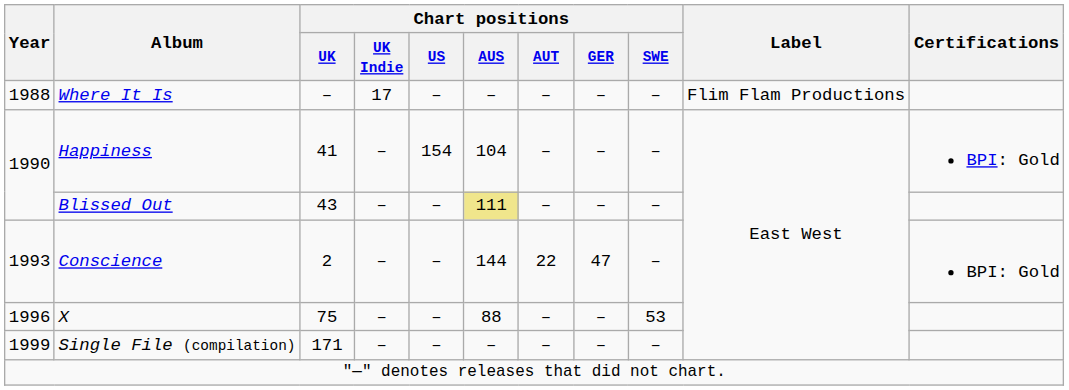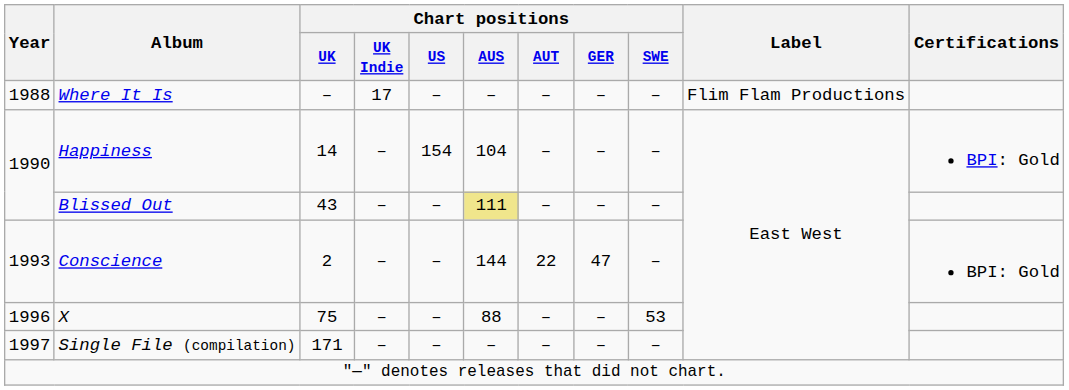(327, 151) 41 -> (327, 151) 14
(30, 345) 1999 -> (30, 345) 1997
